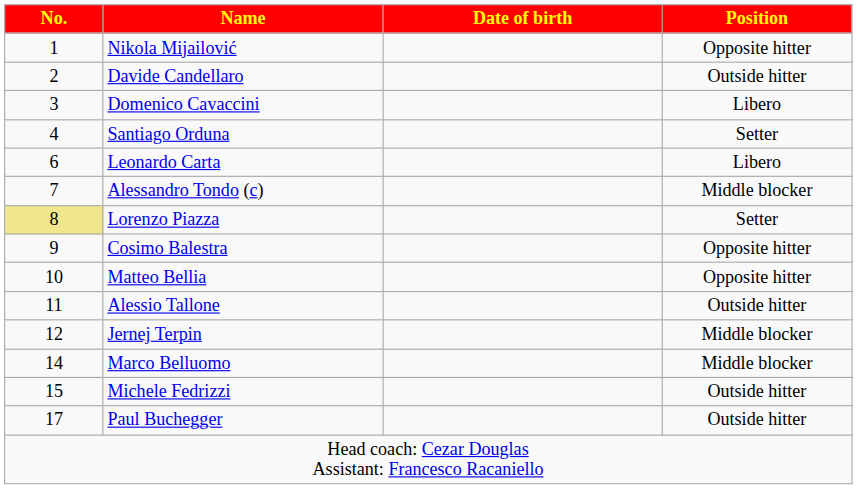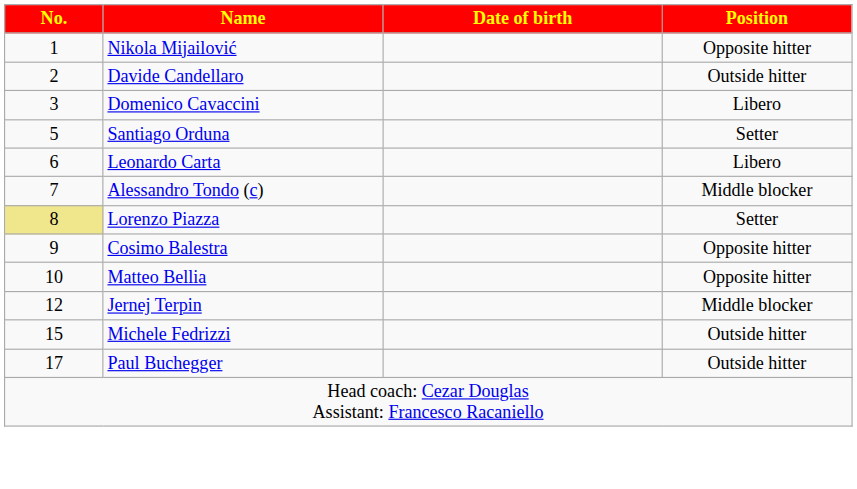(54, 133) 4 -> (54, 133) 5
- row: (164, 305)
- row: (169, 362)
